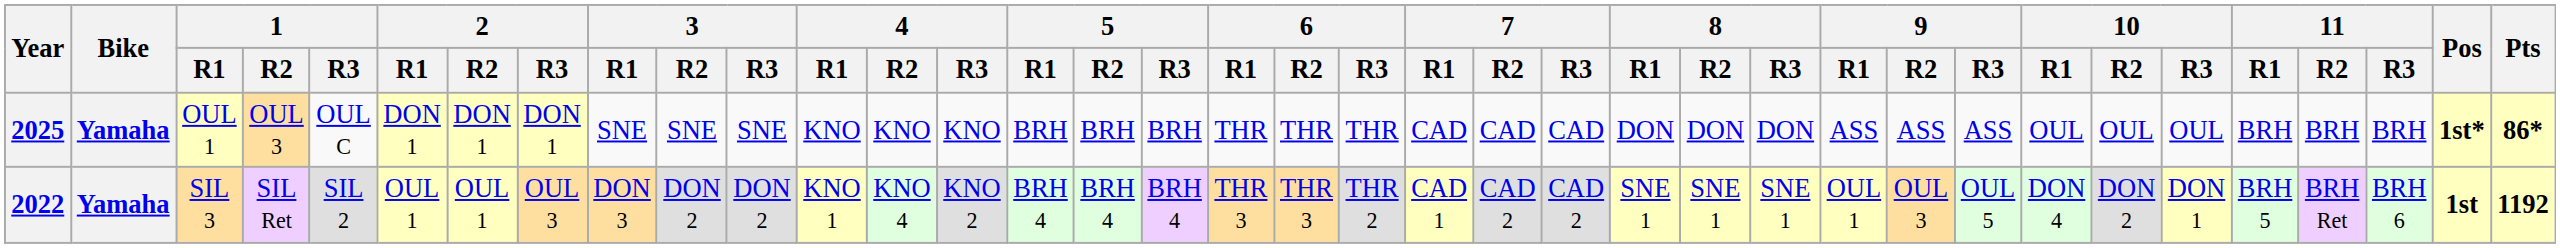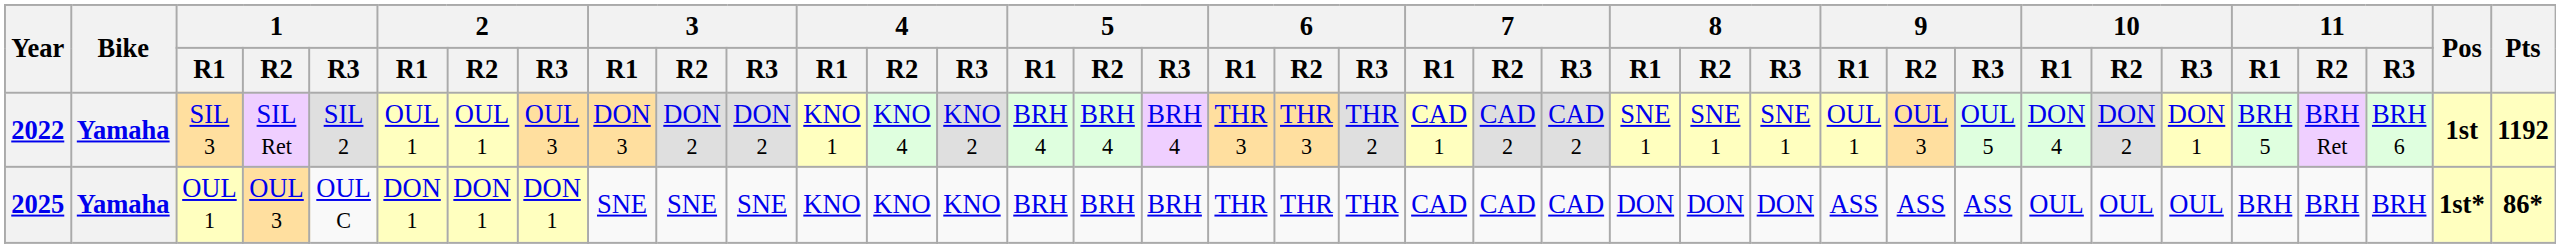rows swapped: (38, 204) <-> (38, 129)
